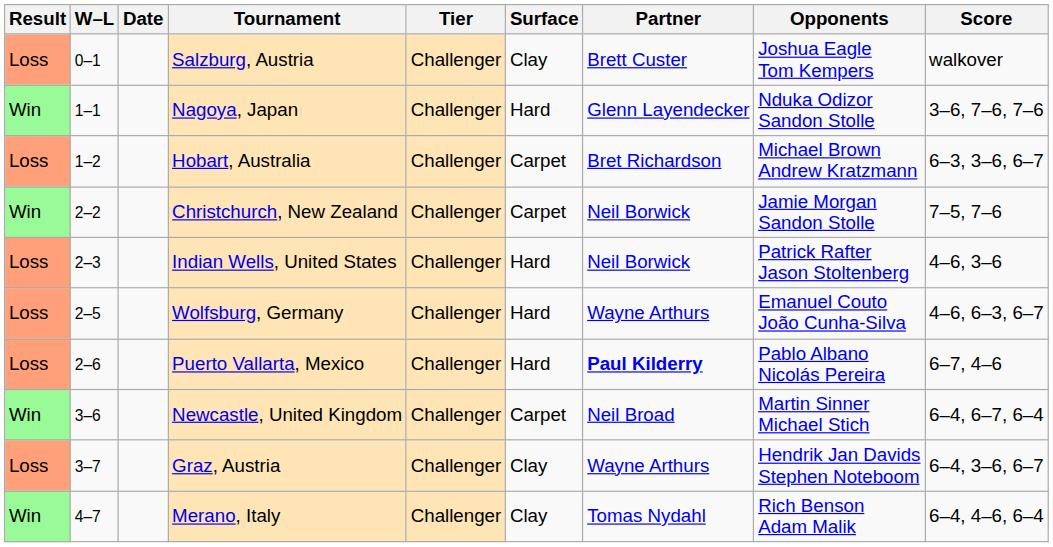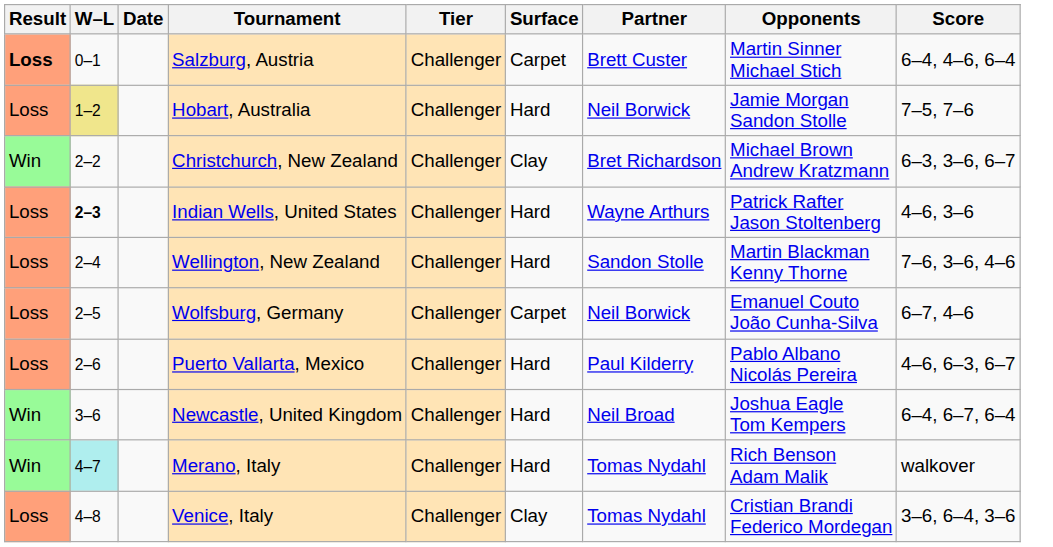(29, 59) normal -> (31, 59) bold
(529, 59) Clay -> (538, 59) Carpet
(816, 59) Joshua Eagle Tom Kempers -> (786, 59) Martin Sinner Michael Stich
(966, 59) walkover -> (958, 59) 6–4, 4–6, 6–4
- row: (235, 110)
(88, 162) no background -> (88, 111) khaki background
(538, 161) Carpet -> (530, 110) Hard
(654, 161) Bret Richardson -> (639, 110) Neil Borwick
(838, 161) Michael Brown Andrew Kratzmann -> (789, 110) Jamie Morgan Sandon Stolle
(986, 161) 6–3, 3–6, 6–7 -> (937, 110) 7–5, 7–6
(538, 211) Carpet -> (529, 161) Clay
(639, 211) Neil Borwick -> (654, 161) Bret Richardson
(817, 211) Jamie Morgan Sandon Stolle -> (810, 161) Michael Brown Andrew Kratzmann
(966, 211) 7–5, 7–6 -> (958, 161) 6–3, 3–6, 6–7
(88, 263) normal -> (88, 211) bold
(639, 262) Neil Borwick -> (648, 211) Wayne Arthurs
+ row: (276, 262)
(530, 313) Hard -> (538, 313) Carpet
(648, 313) Wayne Arthurs -> (639, 313) Neil Borwick
(986, 313) 4–6, 6–3, 6–7 -> (937, 313) 6–7, 4–6
(645, 364) bold -> (640, 364) normal
(966, 364) 6–7, 4–6 -> (958, 364) 4–6, 6–3, 6–7
(538, 414) Carpet -> (530, 414) Hard
(814, 414) Martin Sinner Michael Stich -> (788, 414) Joshua Eagle Tom Kempers
- row: (226, 465)
(88, 517) no background -> (88, 466) paleturquoise background
(529, 516) Clay -> (530, 465) Hard
(986, 516) 6–4, 4–6, 6–4 -> (938, 465) walkover
+ row: (223, 516)
